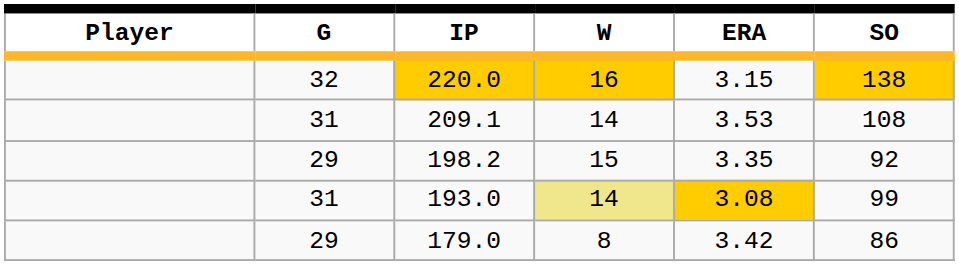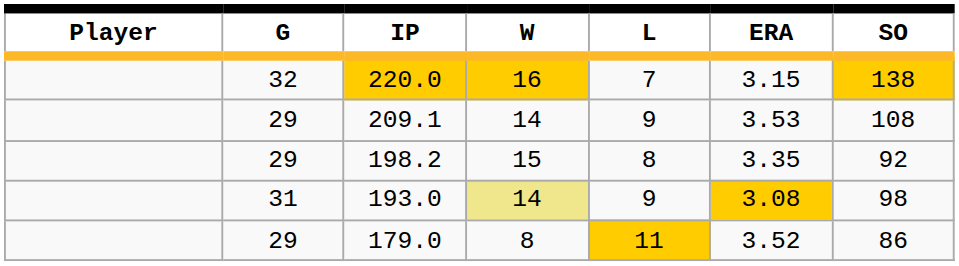+ column: (649, 33)
(324, 120) 31 -> (283, 120) 29
(884, 200) 99 -> (893, 200) 98
(744, 240) 3.42 -> (771, 240) 3.52
